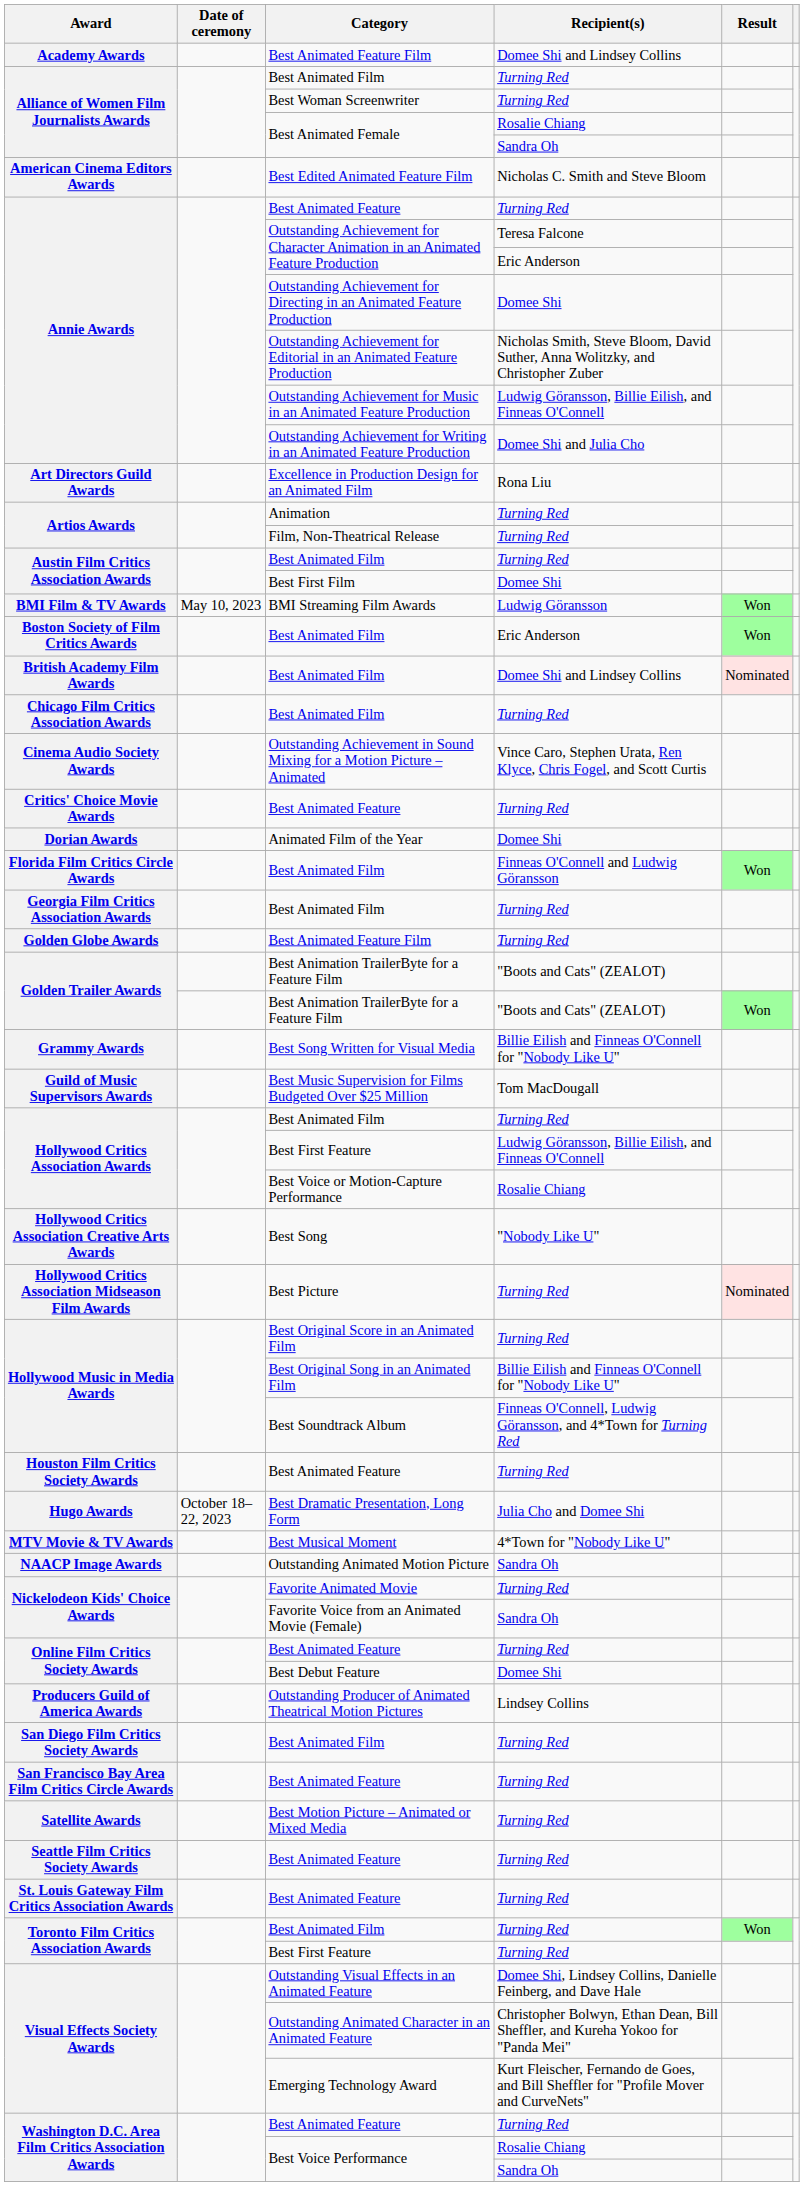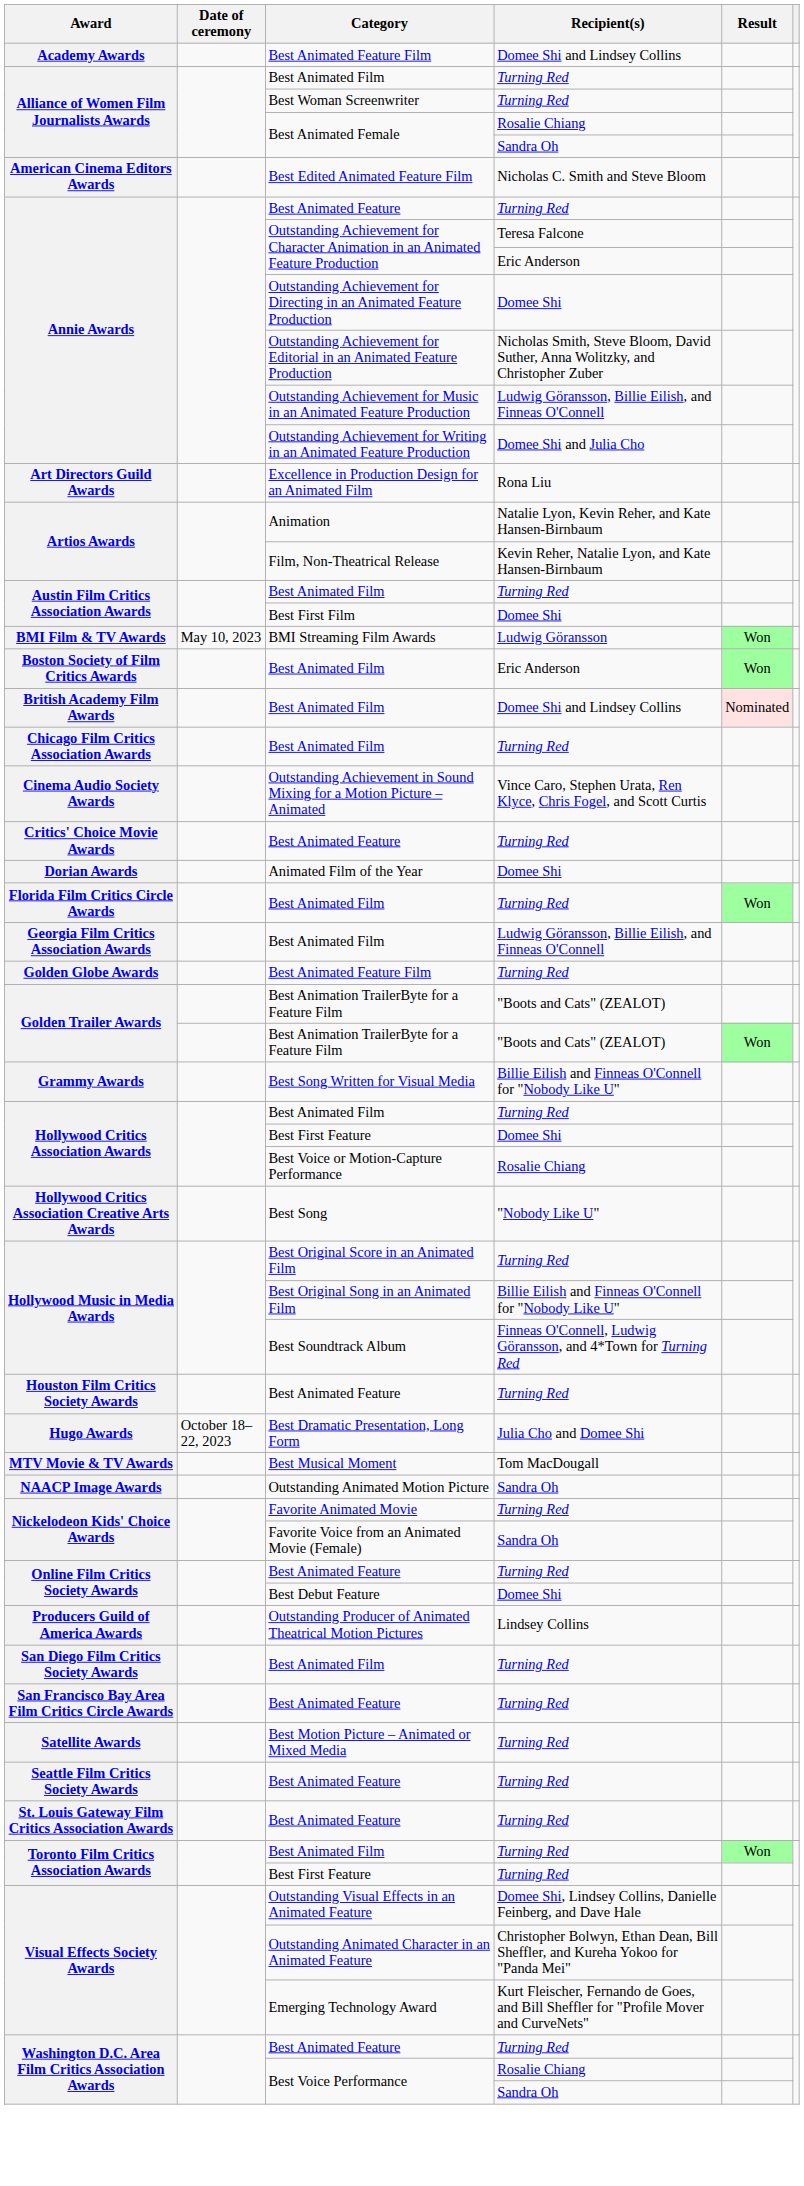(533, 513) Turning Red -> (604, 521) Natalie Lyon, Kevin Reher, and Kate Hansen-Birnbaum
(533, 536) Turning Red -> (604, 560) Kevin Reher, Natalie Lyon, and Kate Hansen-Birnbaum
(587, 870) Finneas O'Connell and Ludwig Göransson -> (533, 902) Turning Red
(533, 909) Turning Red -> (604, 941) Ludwig Göransson, Billie Eilish, and Finneas O'Connell
- row: (91, 1088)
(604, 1150) Ludwig Göransson, Billie Eilish, and Finneas O'Connell -> (529, 1135) Domee Shi
- row: (91, 1291)
(584, 1542) 4*Town for "Nobody Like U" -> (548, 1464) Tom MacDougall
